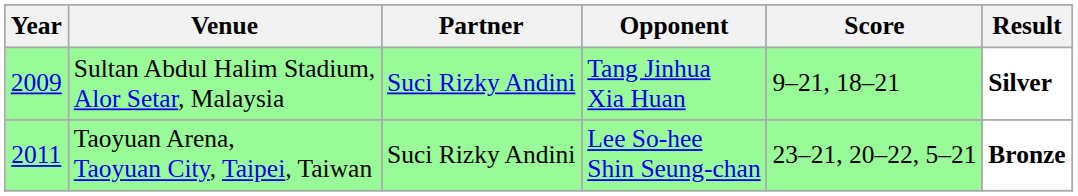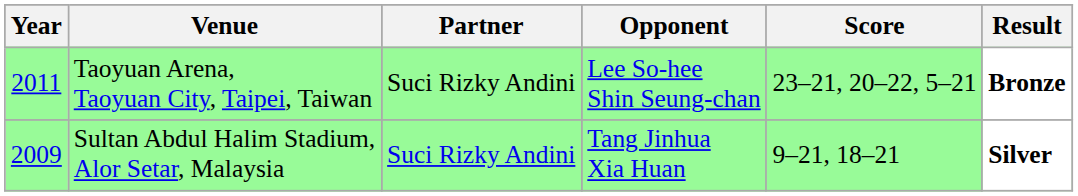rows swapped: (224, 82) <-> (223, 155)
